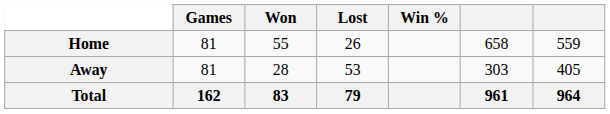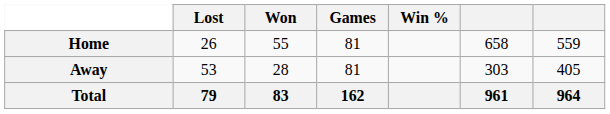columns swapped: (209, 17) <-> (353, 17)
